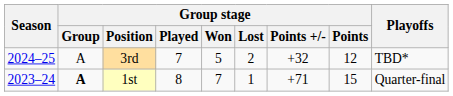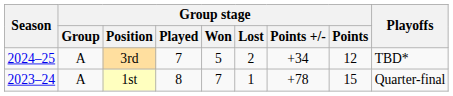(298, 58) +32 -> (298, 58) +34
(81, 79) bold -> (81, 79) normal
(298, 79) +71 -> (298, 79) +78
